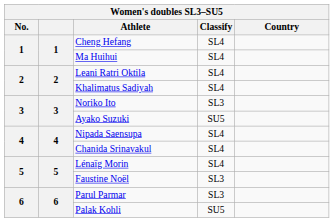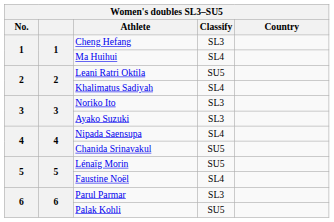(216, 42) SL4 -> (216, 42) SL3
(216, 73) SL4 -> (216, 73) SU5
(216, 118) SU5 -> (216, 118) SL3
(216, 149) SL4 -> (216, 149) SU5
(216, 164) SL4 -> (216, 164) SU5
(216, 179) SL3 -> (216, 179) SL4
